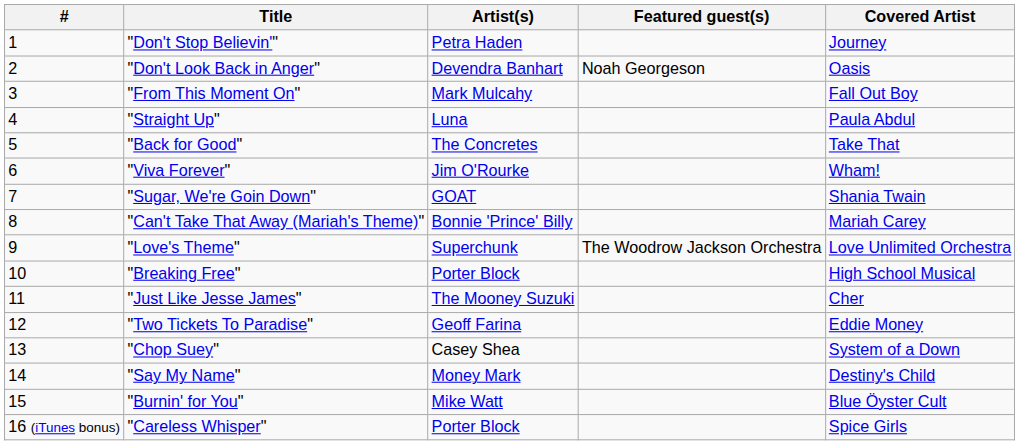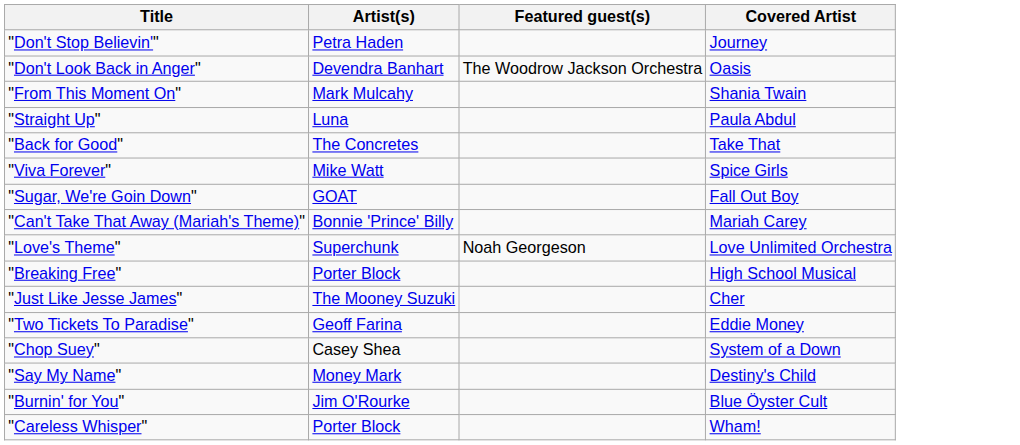- column: (64, 17)
(643, 68) Noah Georgeson -> (582, 68) The Woodrow Jackson Orchestra
(873, 94) Fall Out Boy -> (758, 94) Shania Twain
(480, 171) Jim O'Rourke -> (348, 171) Mike Watt
(854, 171) Wham! -> (749, 171) Spice Girls
(877, 196) Shania Twain -> (754, 196) Fall Out Boy
(702, 247) The Woodrow Jackson Orchestra -> (524, 247) Noah Georgeson
(467, 401) Mike Watt -> (361, 401) Jim O'Rourke
(868, 427) Spice Girls -> (735, 427) Wham!
